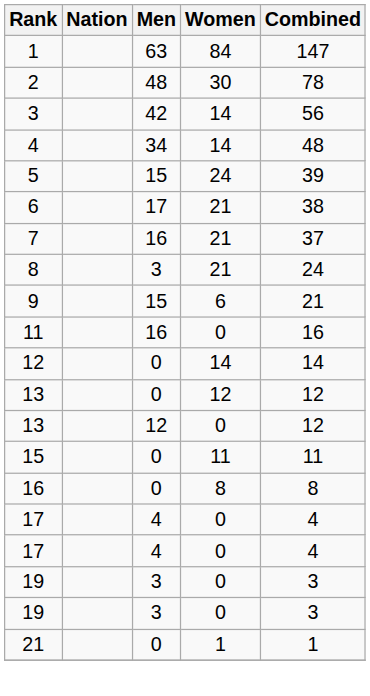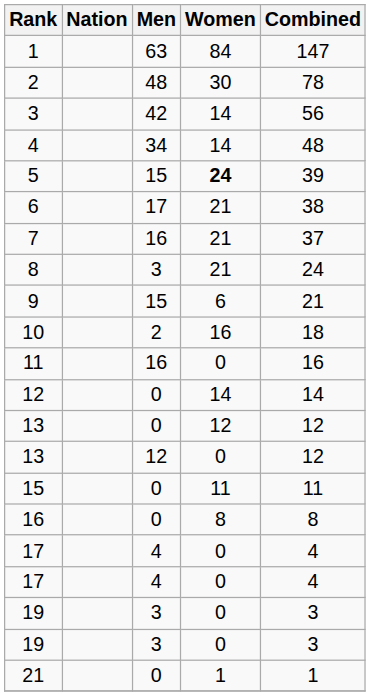(220, 176) normal -> (220, 176) bold
+ row: (33, 332)
